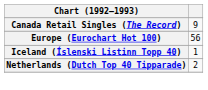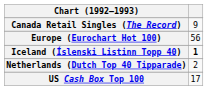(196, 52) normal -> (196, 52) bold
+ row: (96, 79)
